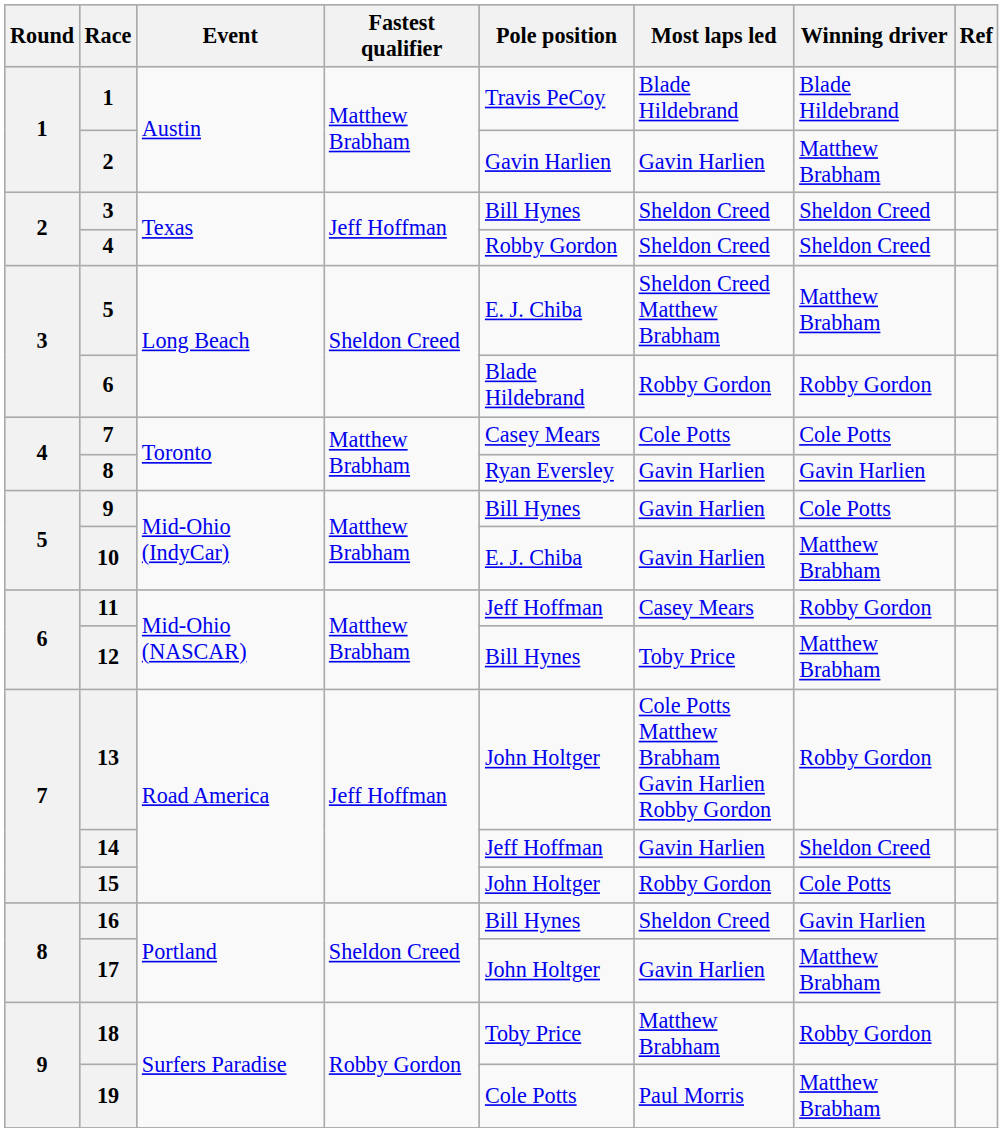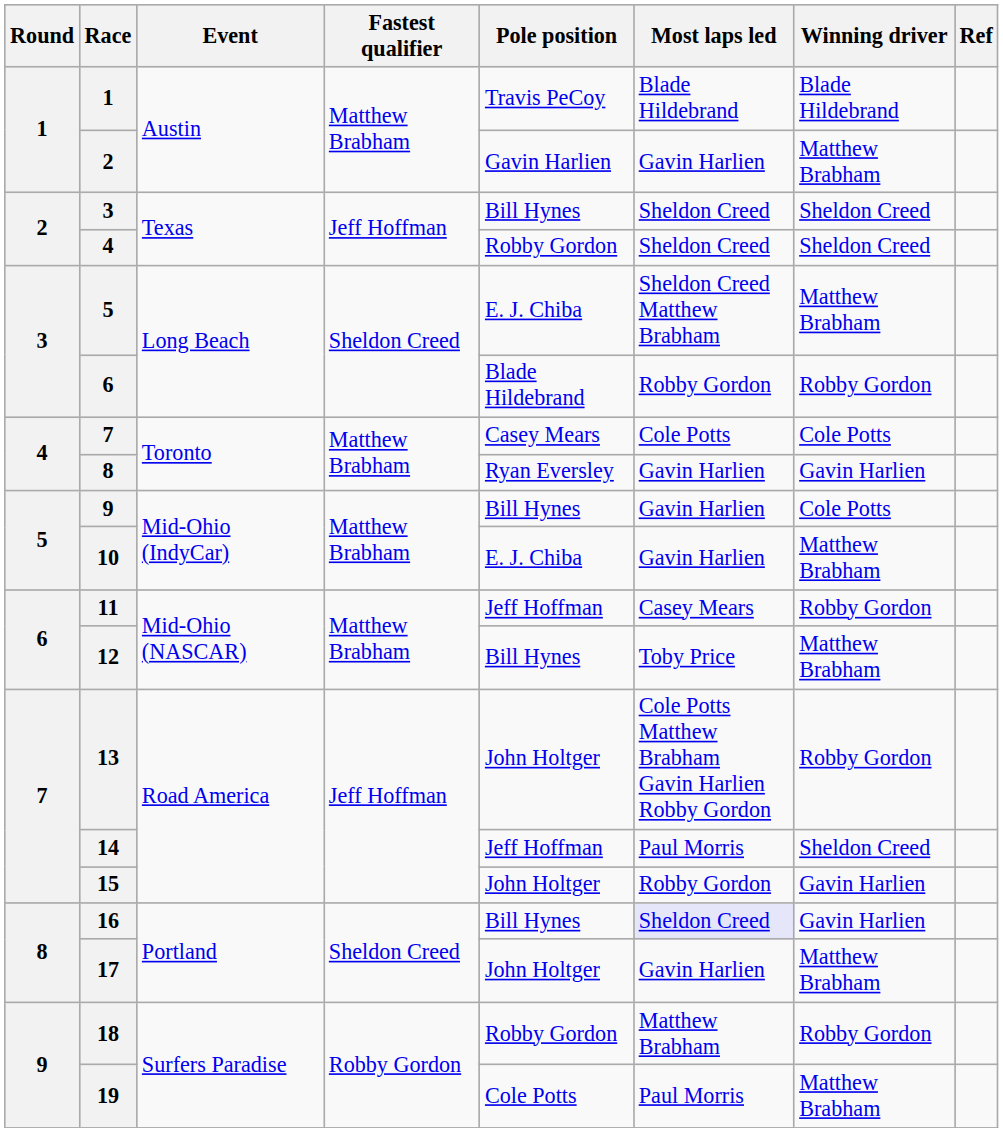(702, 847) Gavin Harlien -> (691, 847) Paul Morris
(845, 883) Cole Potts -> (862, 883) Gavin Harlien
(704, 920) no background -> (704, 920) lavender background
(533, 1032) Toby Price -> (551, 1032) Robby Gordon
